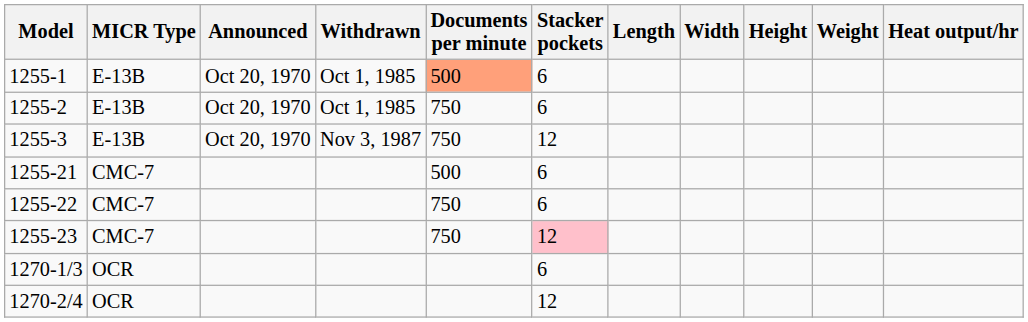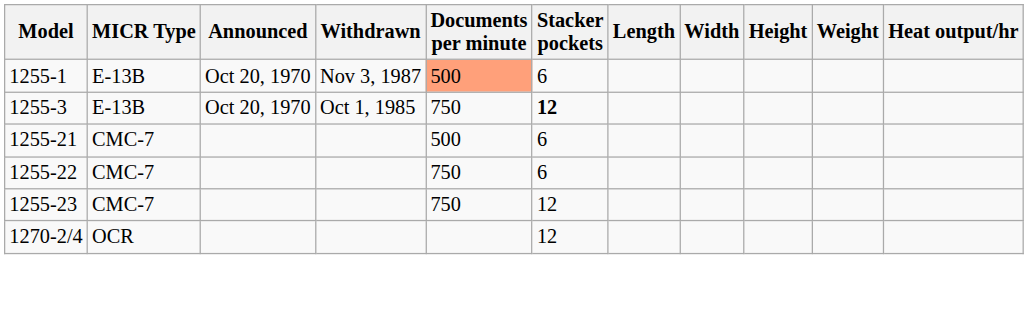(368, 75) Oct 1, 1985 -> (371, 75) Nov 3, 1987
- row: (38, 107)
(371, 140) Nov 3, 1987 -> (368, 107) Oct 1, 1985
(547, 140) normal -> (547, 107) bold
(547, 236) pink background -> (547, 204) no background
- row: (46, 269)
